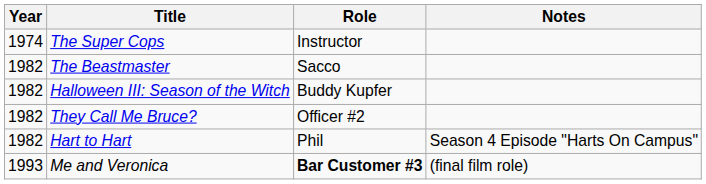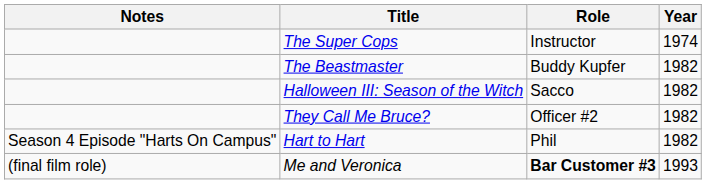columns swapped: (26, 16) <-> (564, 16)
(319, 66) Sacco -> (578, 66) Buddy Kupfer
(344, 91) Buddy Kupfer -> (552, 91) Sacco
